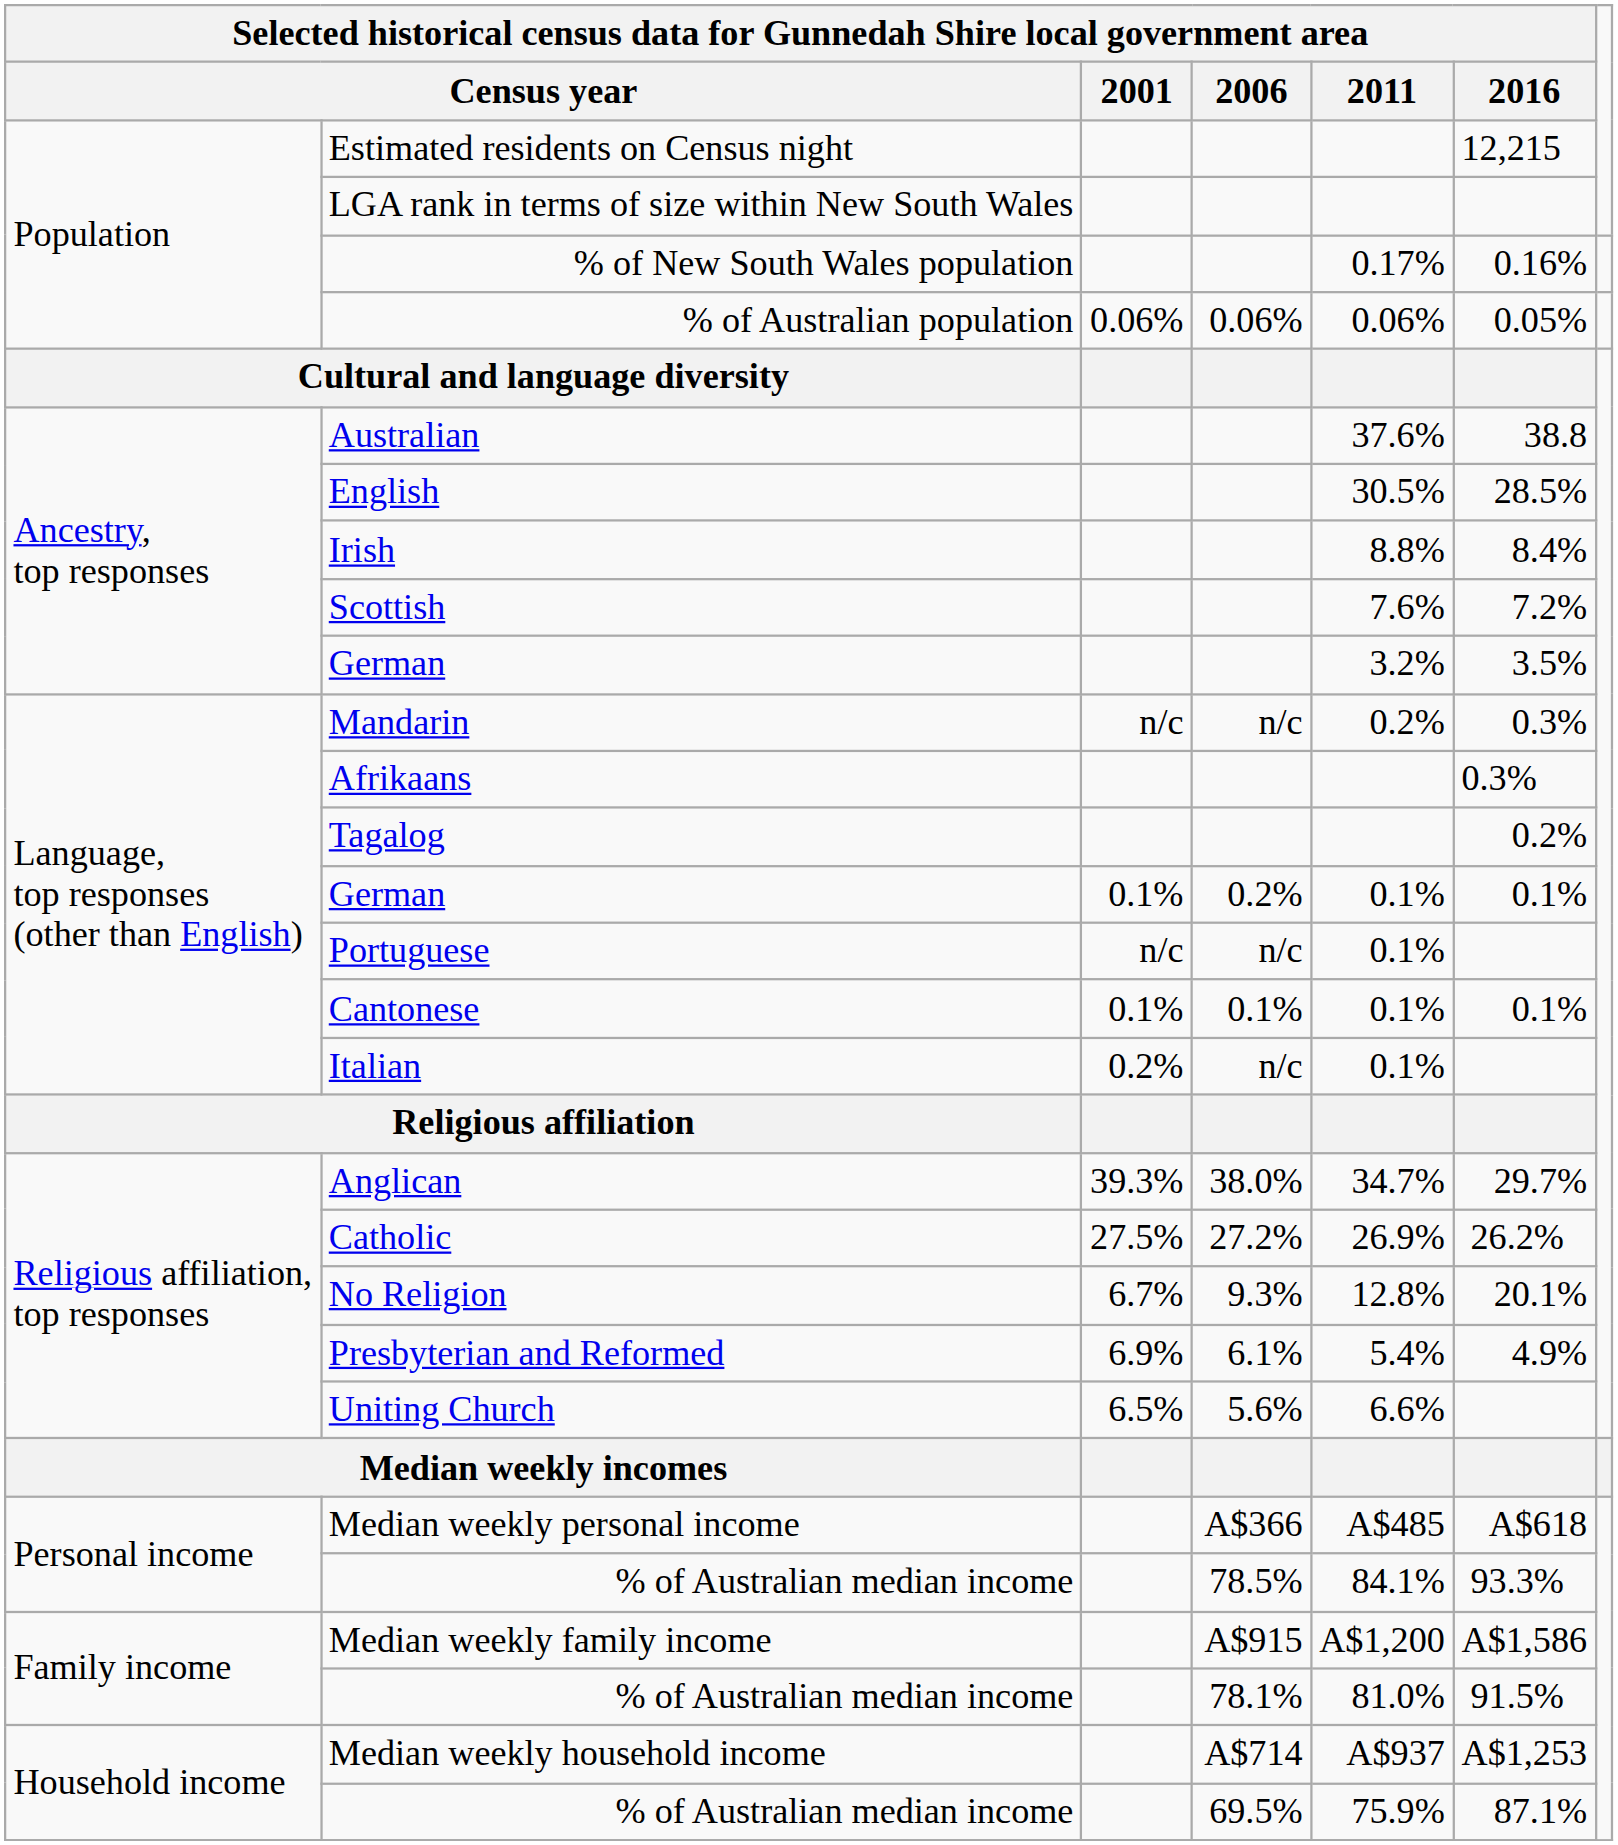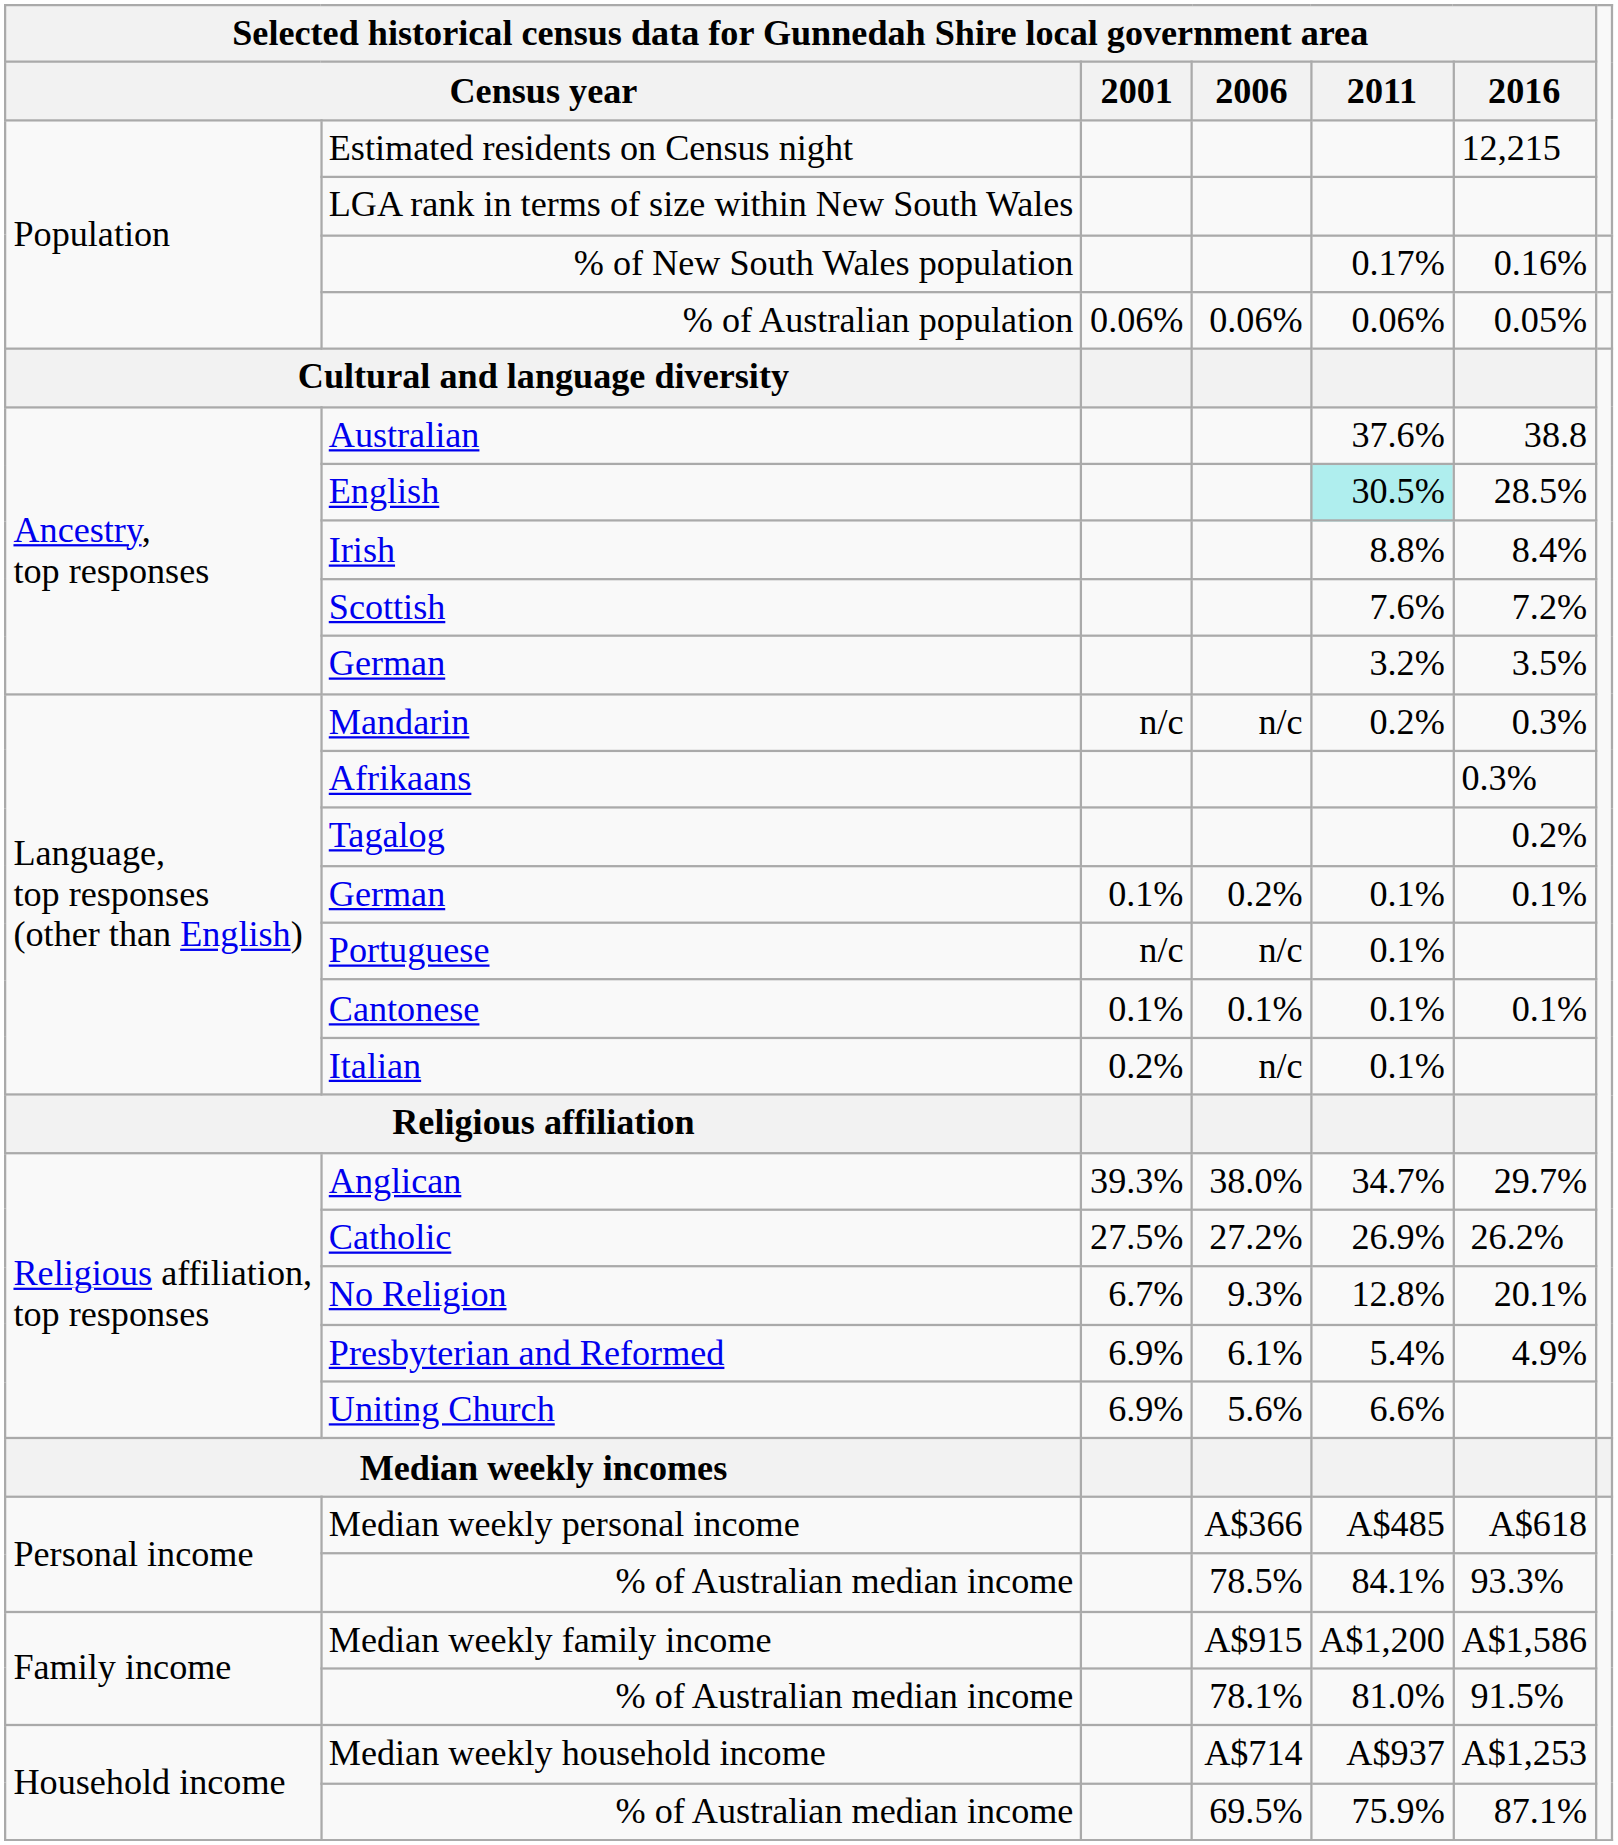(1398, 491) no background -> (1398, 491) paleturquoise background
(1146, 1409) 6.5% -> (1146, 1409) 6.9%
